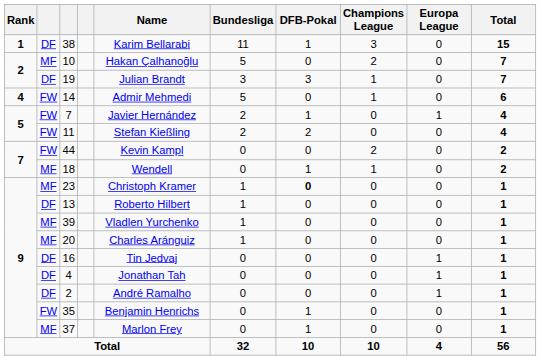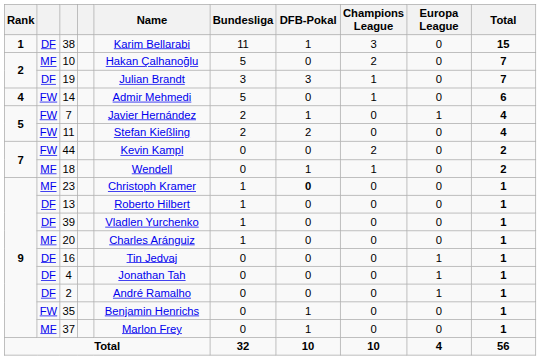(48, 222) MF -> (48, 222) DF
